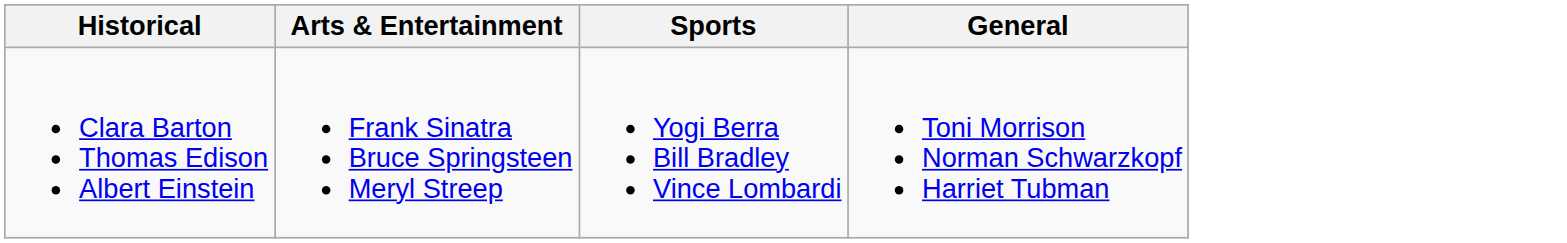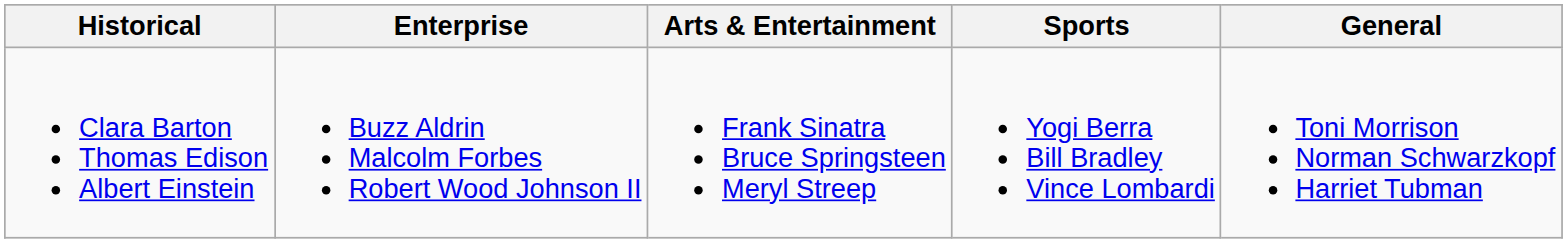+ column: (461, 26)
